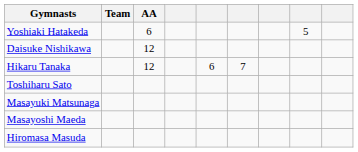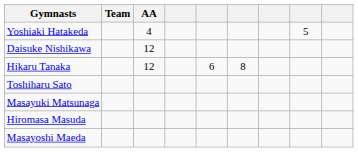(149, 31) 6 -> (149, 31) 4
(243, 66) 7 -> (243, 66) 8
rows swapped: (46, 138) <-> (46, 120)
